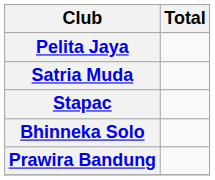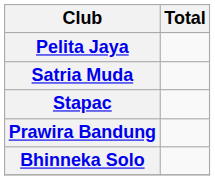rows swapped: (82, 160) <-> (82, 132)
